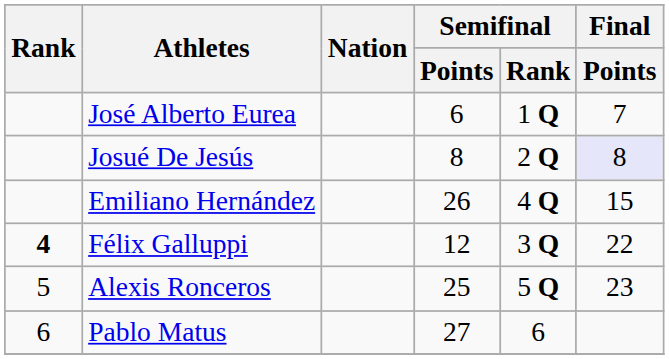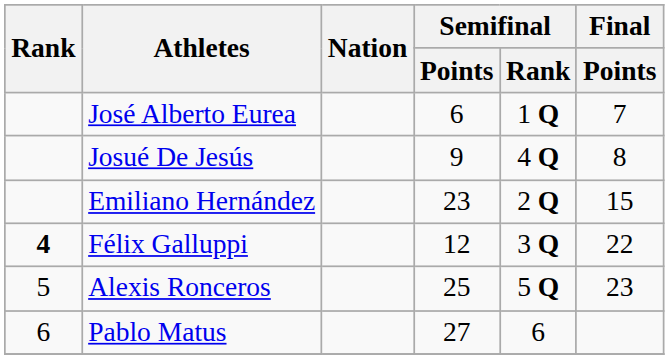(457, 157) 8 -> (457, 157) 9
(538, 157) 2 Q -> (538, 157) 4 Q
(620, 157) lavender background -> (620, 157) no background
(457, 200) 26 -> (457, 200) 23
(538, 200) 4 Q -> (538, 200) 2 Q
